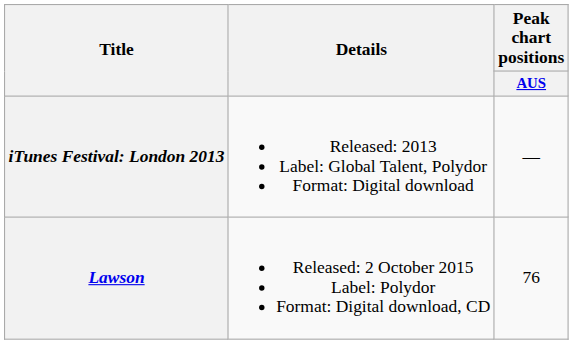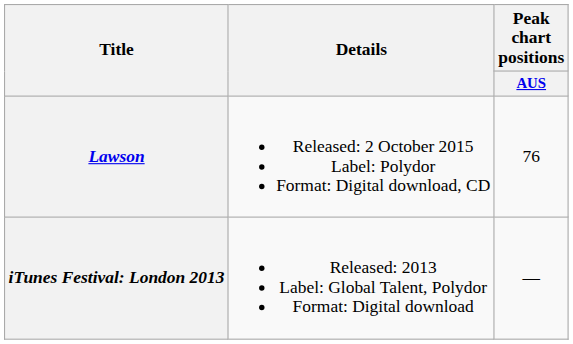rows swapped: (117, 156) <-> (117, 277)
